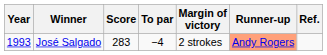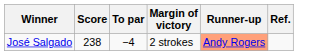- column: (19, 19)
(121, 42) 283 -> (92, 42) 238
